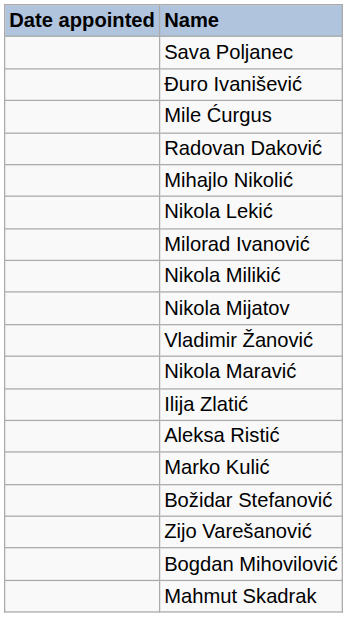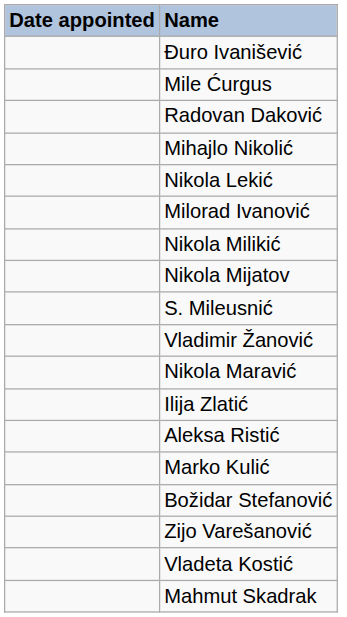- row: (229, 52)
+ row: (219, 308)
+ row: (229, 564)
- row: (251, 564)
